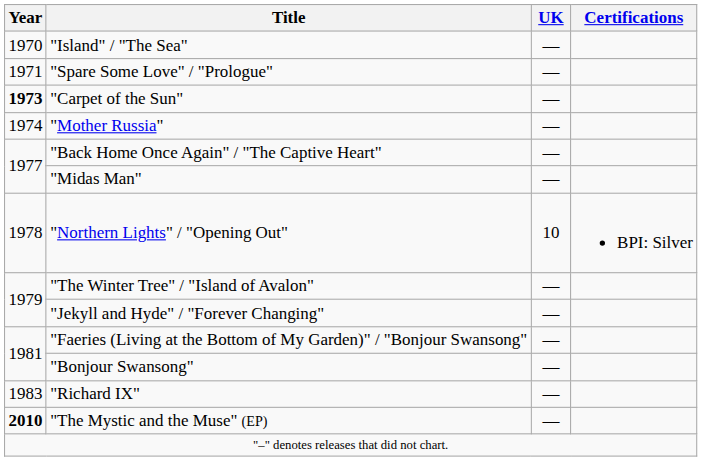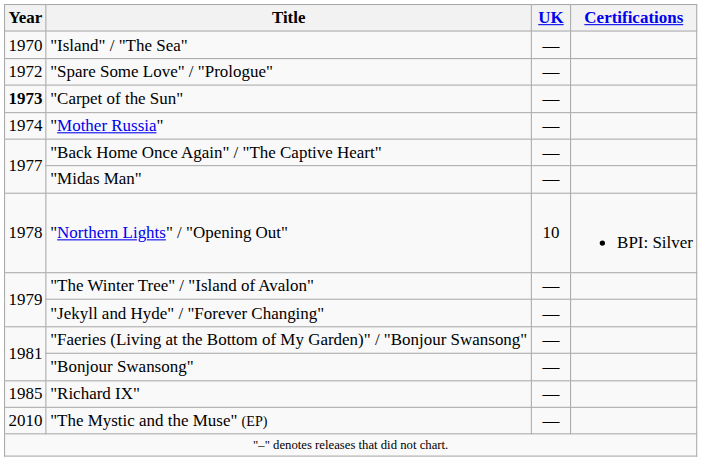(25, 71) 1971 -> (25, 71) 1972
(25, 393) 1983 -> (25, 393) 1985
(25, 420) bold -> (25, 420) normal
